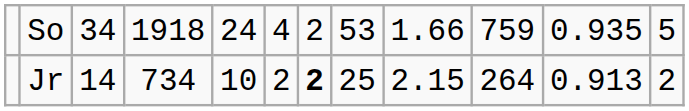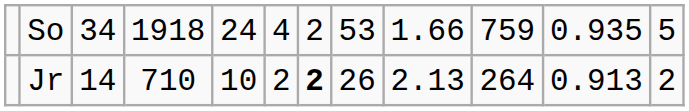(168, 81) 734 -> (168, 81) 710
(357, 81) 25 -> (357, 81) 26
(428, 81) 2.15 -> (428, 81) 2.13
